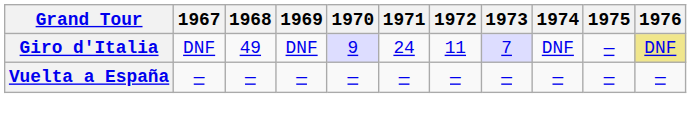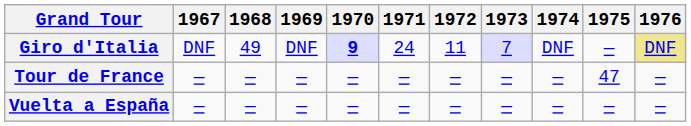(353, 48) normal -> (353, 48) bold
+ row: (89, 77)
